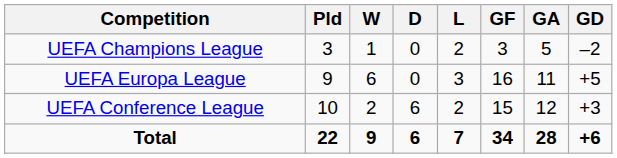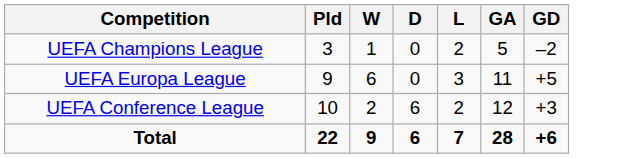- column: (502, 19)
